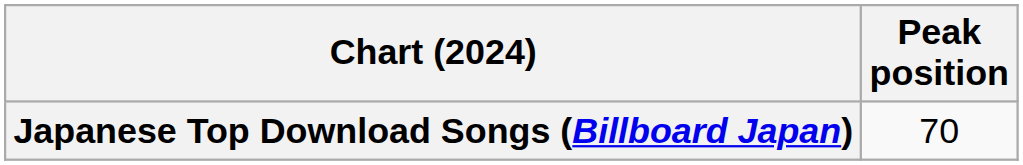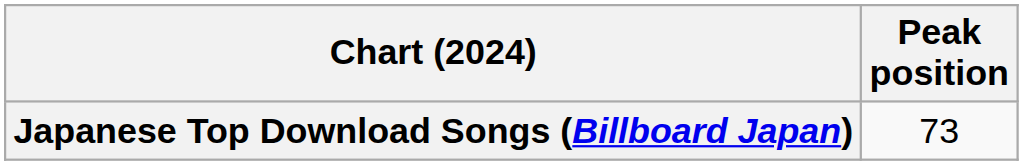(939, 130) 70 -> (939, 130) 73
